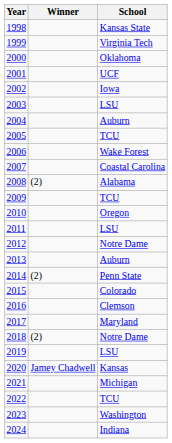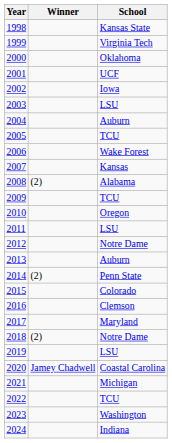(133, 167) Coastal Carolina -> (114, 167) Kansas
(114, 368) Kansas -> (133, 368) Coastal Carolina
